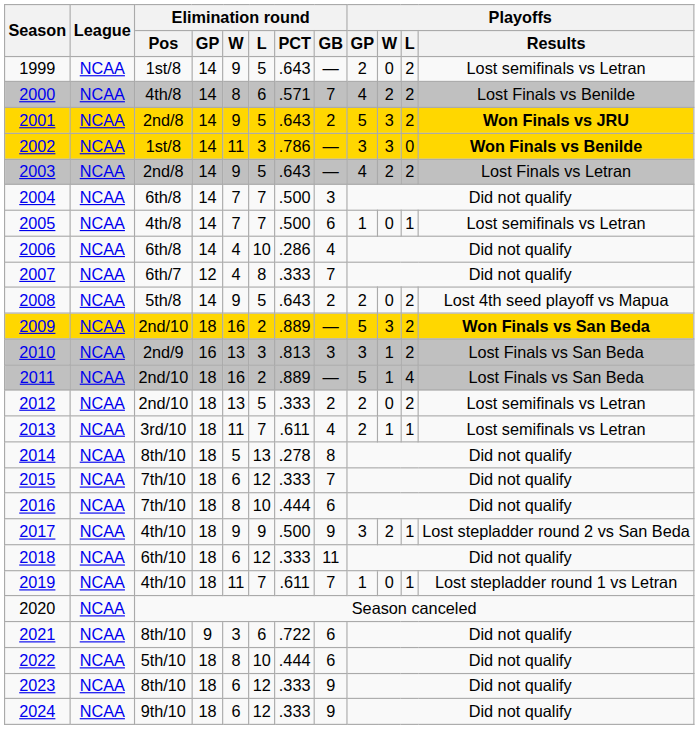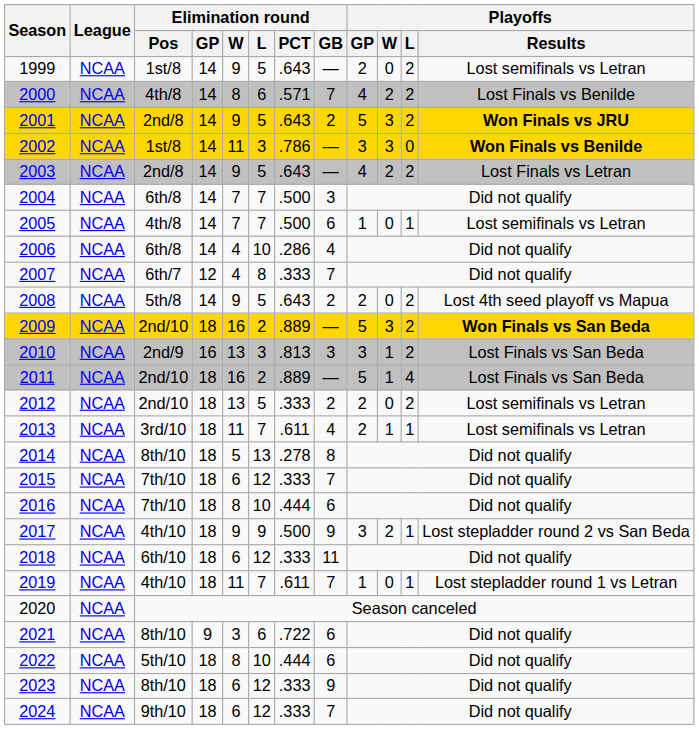(331, 712) 9 -> (331, 712) 7
